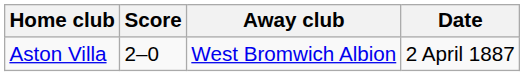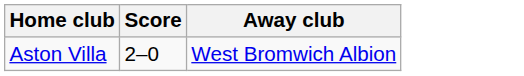- column: (460, 20)
